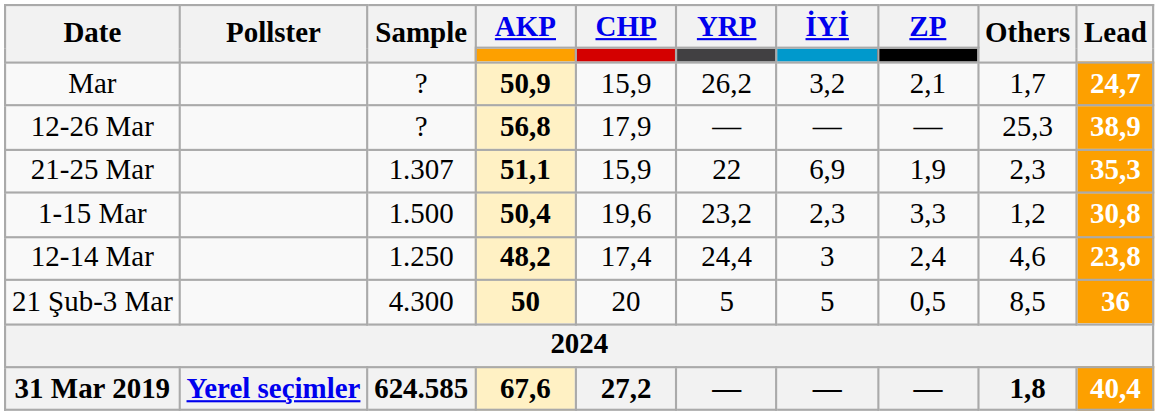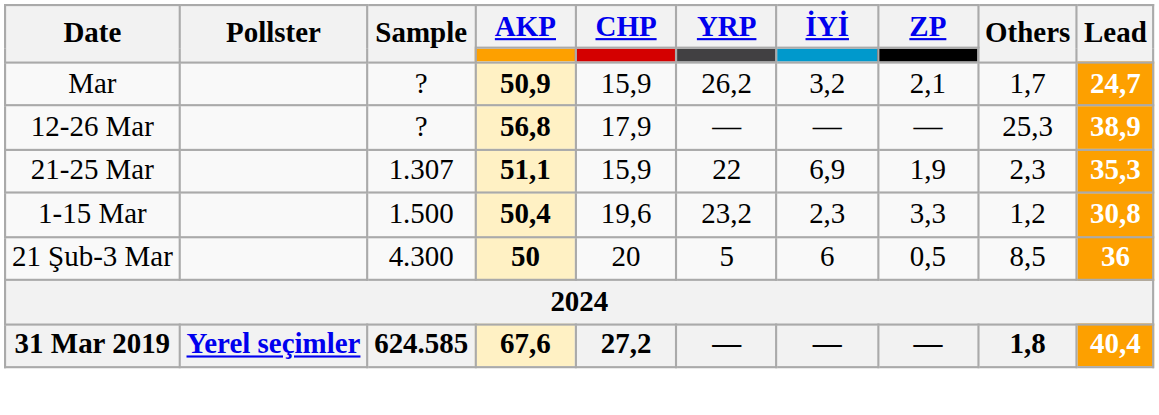- row: (92, 257)
(827, 300) 5 -> (827, 257) 6
